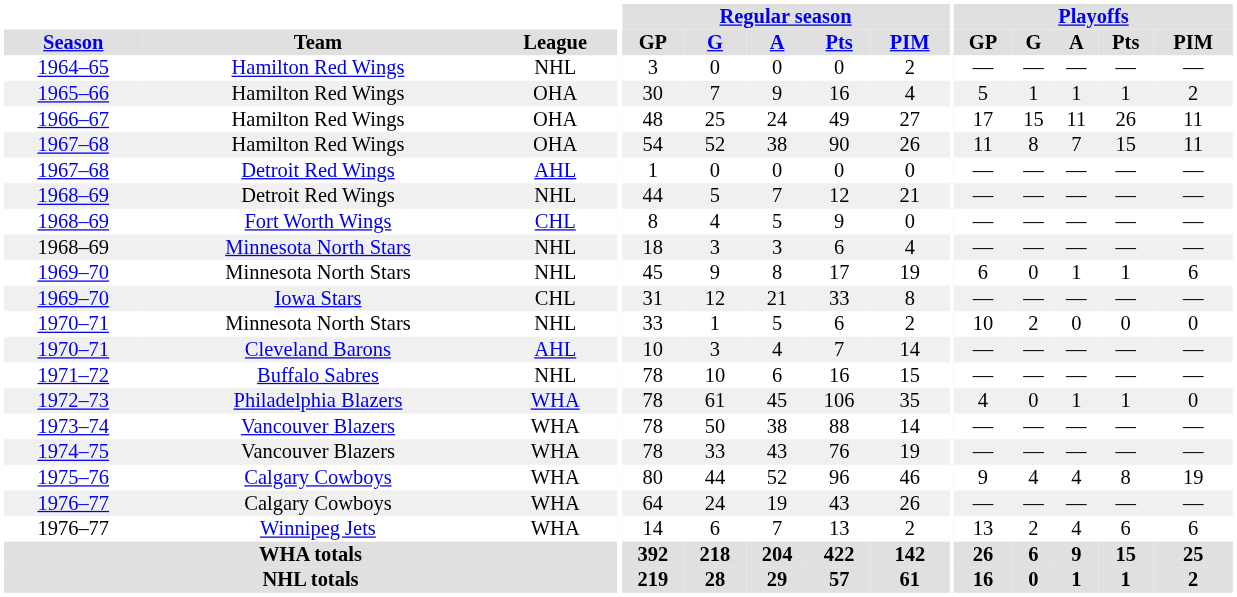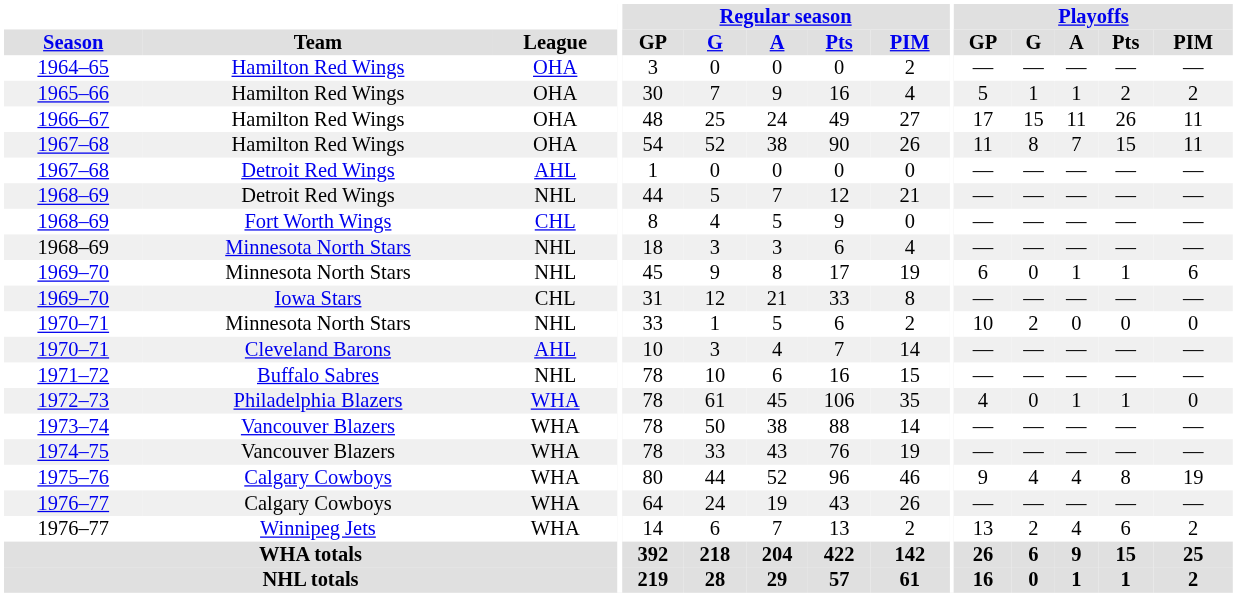(555, 67) NHL -> (555, 67) OHA
(1126, 93) 1 -> (1126, 93) 2
(1193, 528) 6 -> (1193, 528) 2
